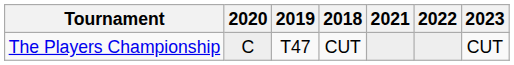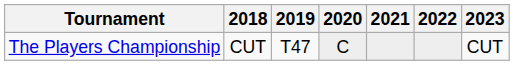columns swapped: (343, 19) <-> (248, 19)
